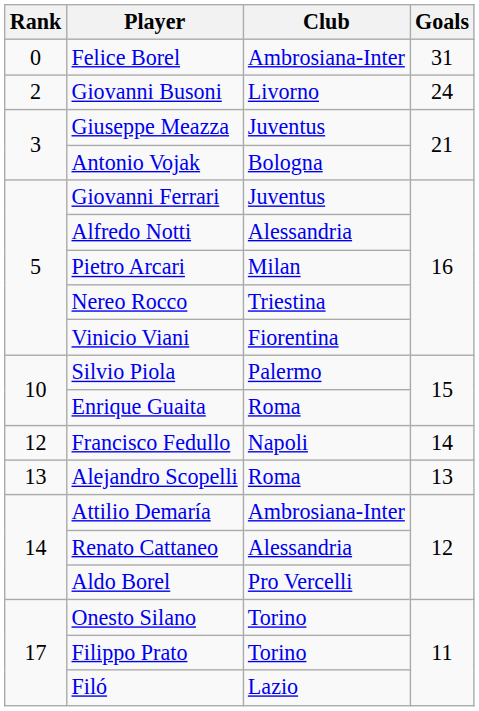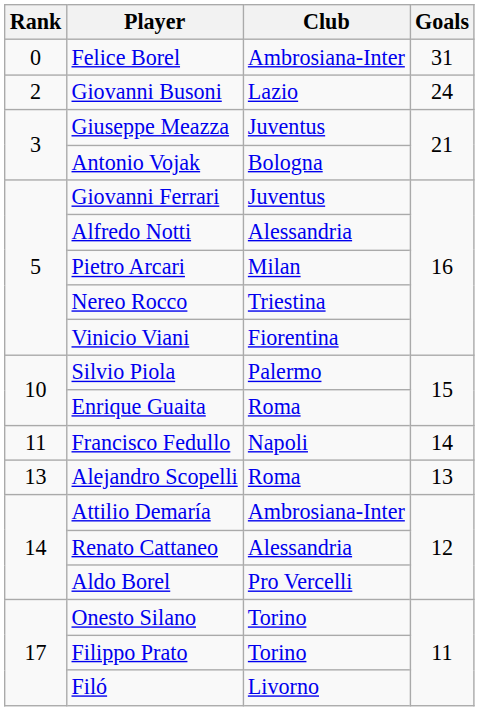(283, 92) Livorno -> (273, 92) Lazio
(36, 442) 12 -> (36, 442) 11
(273, 687) Lazio -> (283, 687) Livorno
